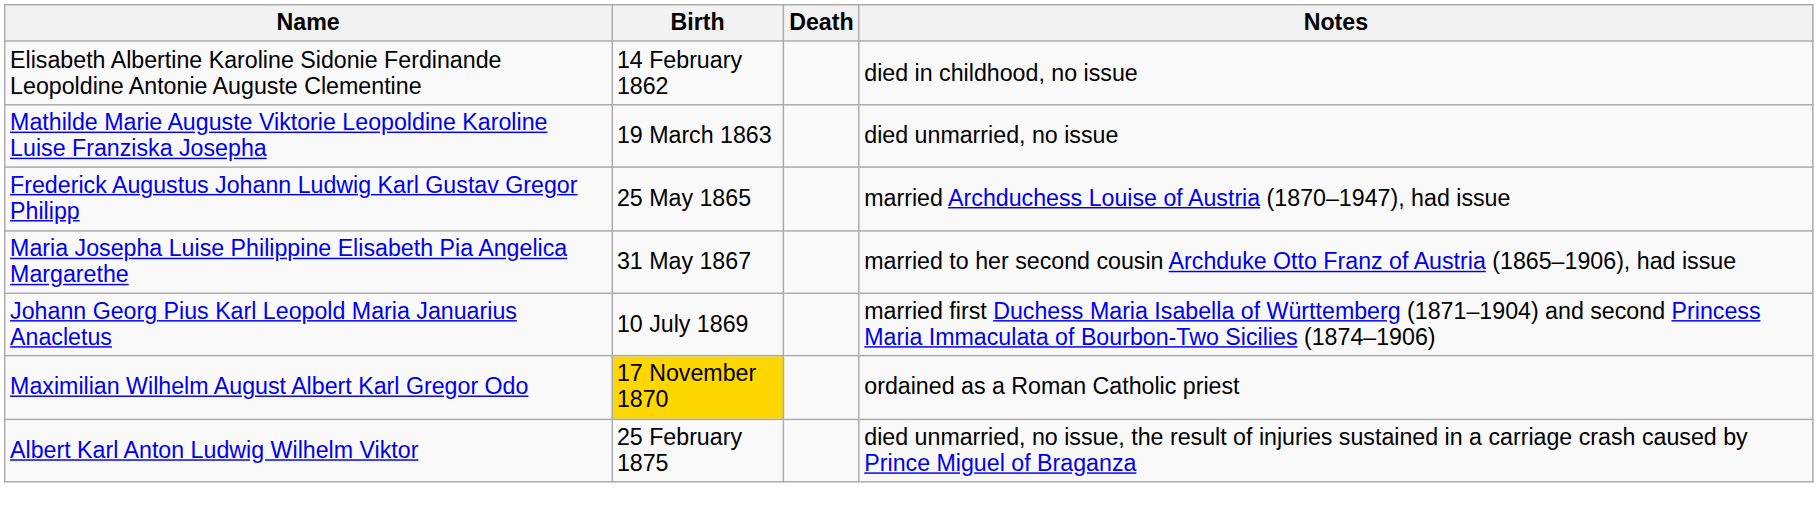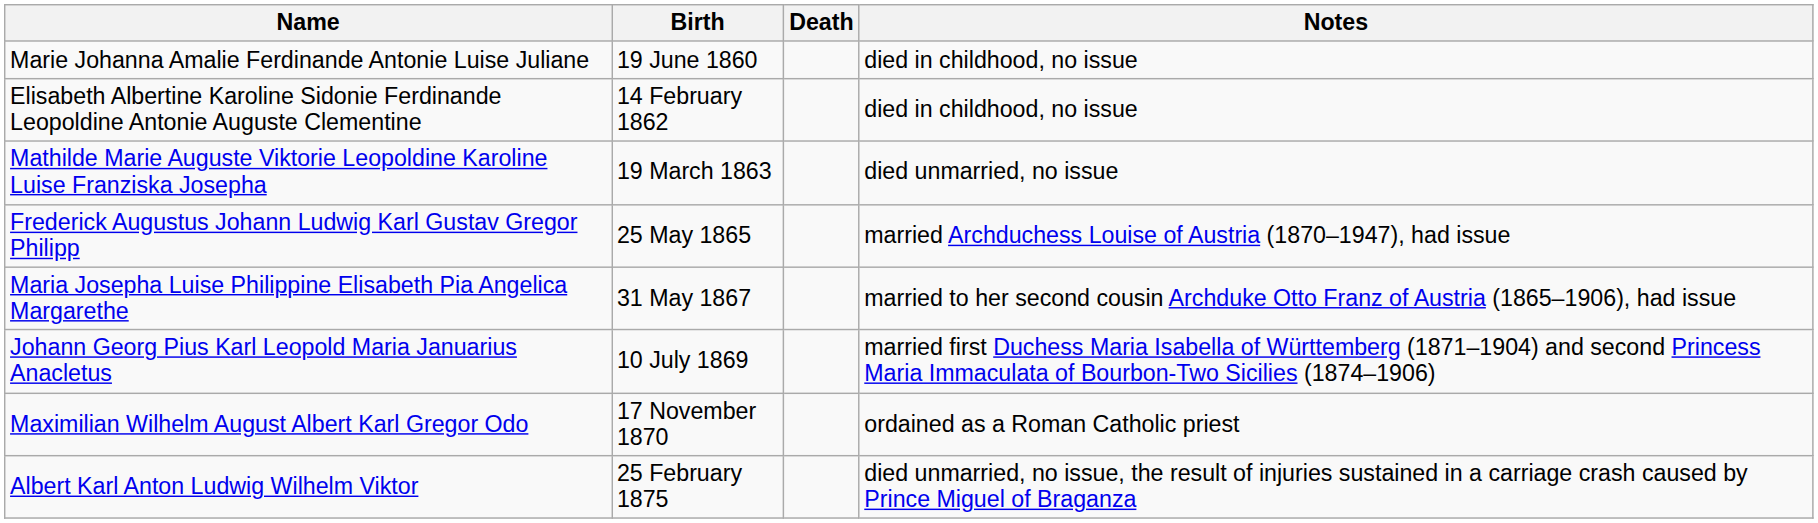+ row: (300, 59)
(687, 387) gold background -> (687, 424) no background
